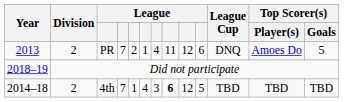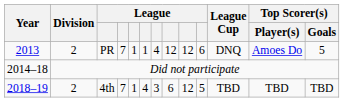(134, 50) 2 -> (134, 50) 1
(170, 50) 11 -> (171, 50) 12
(27, 69) 2018–19 -> (27, 69) 2014–18
(27, 87) 2014–18 -> (27, 87) 2018–19
(170, 87) bold -> (171, 87) normal
